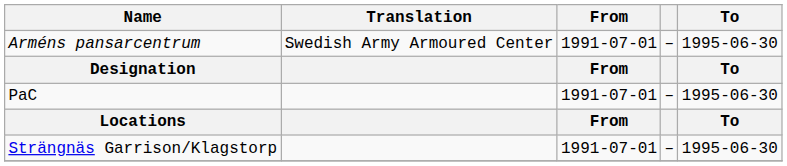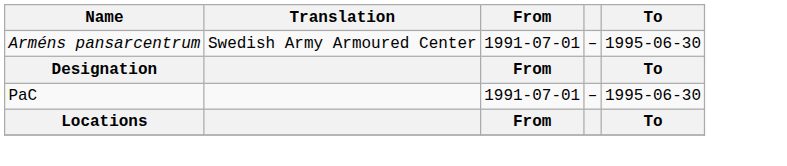- row: (143, 148)
